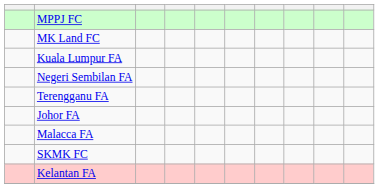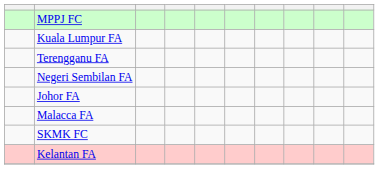- row: (68, 39)
rows swapped: (85, 77) <-> (73, 96)
